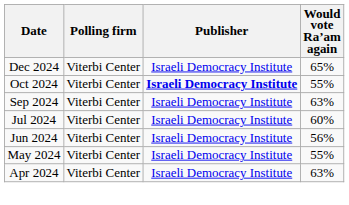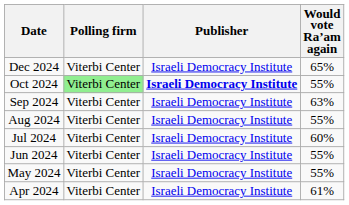(103, 84) no background -> (103, 84) lightgreen background
+ row: (34, 119)
(322, 137) 56% -> (322, 155) 55%
(322, 173) 63% -> (322, 191) 61%
